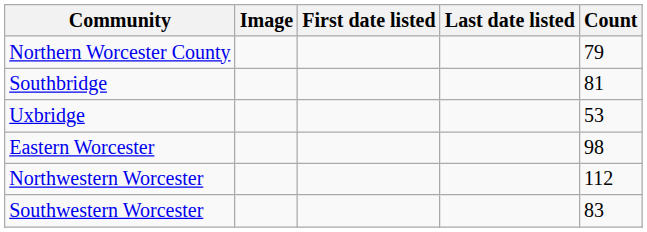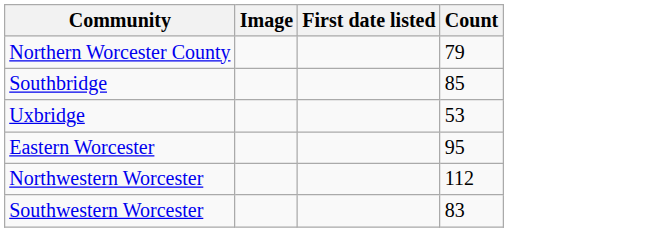- column: (510, 20)
(594, 83) 81 -> (455, 83) 85
(594, 147) 98 -> (455, 147) 95
